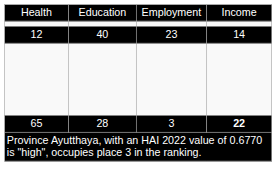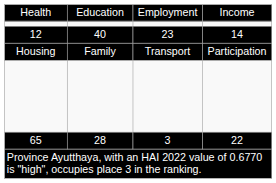+ row: (36, 51)
(239, 123) bold -> (237, 140) normal
